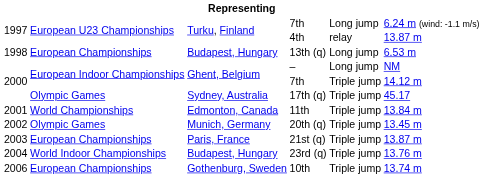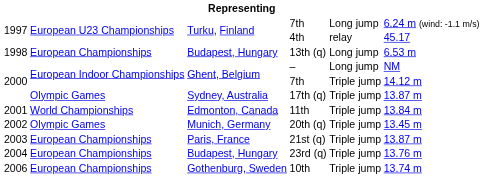(403, 38) 13.87 m -> (397, 38) 45.17
(397, 96) 45.17 -> (403, 96) 13.87 m
(98, 154) World Indoor Championships -> (91, 154) European Championships
